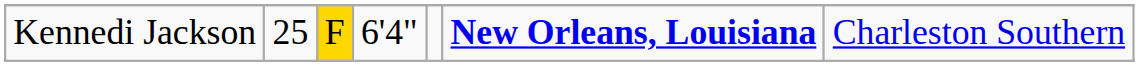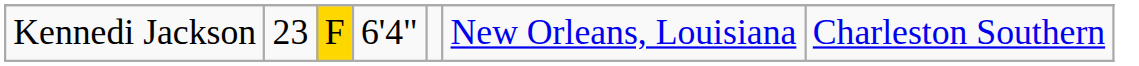(290, 32) 25 -> (290, 32) 23
(633, 32) bold -> (623, 32) normal
